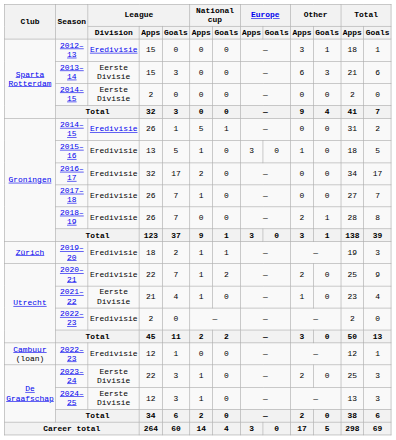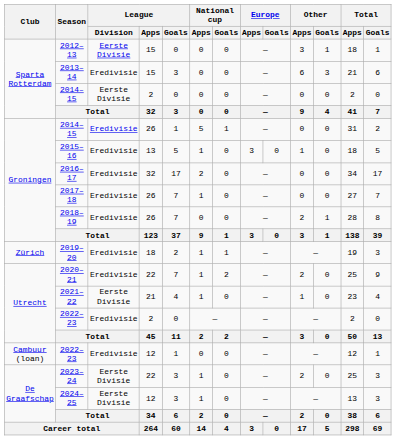(114, 50) Eredivisie -> (114, 50) Eerste Divisie
(114, 72) Eerste Divisie -> (114, 72) Eredivisie
